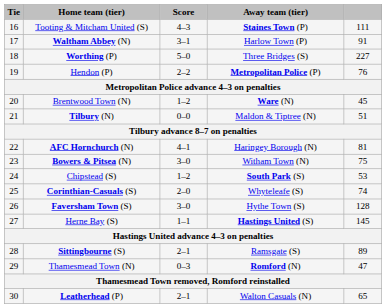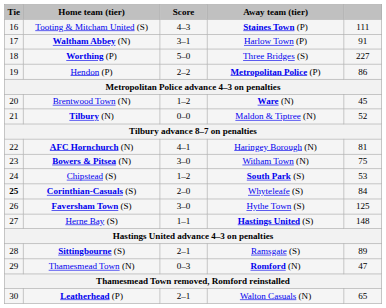(363, 72) 76 -> (363, 72) 86
(363, 117) 51 -> (363, 117) 52
(14, 191) normal -> (14, 191) bold
(363, 191) 74 -> (363, 191) 84
(363, 206) 128 -> (363, 206) 125
(363, 221) 145 -> (363, 221) 148
